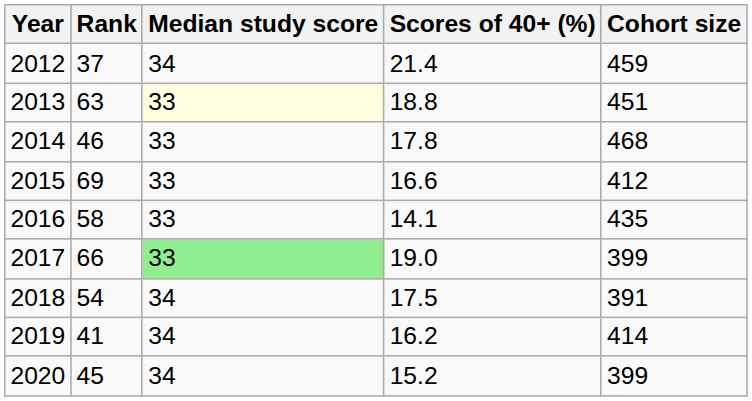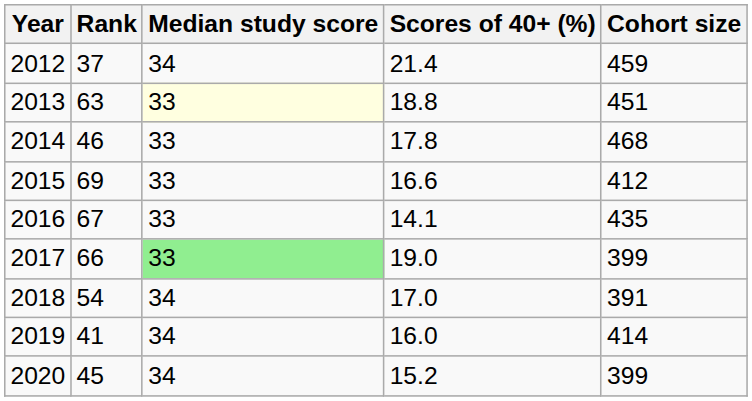(90, 219) 58 -> (90, 219) 67
(414, 297) 17.5 -> (414, 297) 17.0
(414, 336) 16.2 -> (414, 336) 16.0
